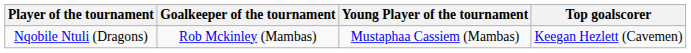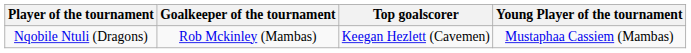columns swapped: (608, 15) <-> (435, 15)
